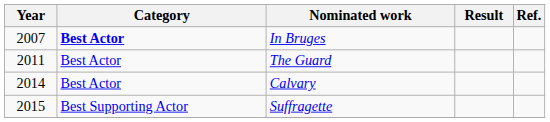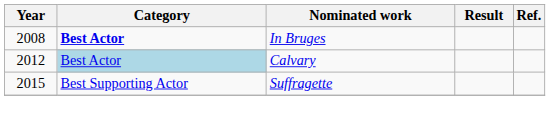(31, 38) 2007 -> (31, 38) 2008
- row: (301, 60)
(31, 83) 2014 -> (31, 60) 2012
(91, 83) no background -> (91, 60) lightblue background
